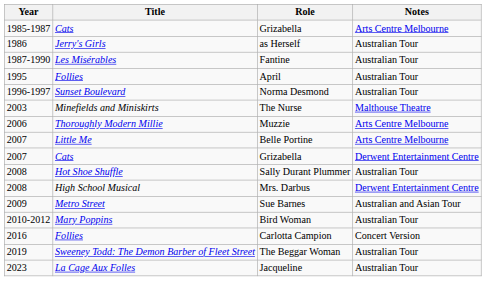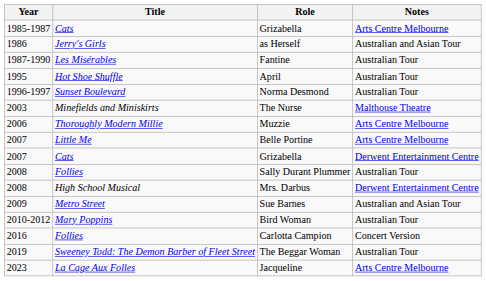(387, 44) Australian Tour -> (408, 44) Australian and Asian Tour
(69, 76) Follies -> (89, 76) Hot Shoe Shuffle
(89, 172) Hot Shoe Shuffle -> (69, 172) Follies
(387, 268) Australian Tour -> (402, 268) Arts Centre Melbourne
